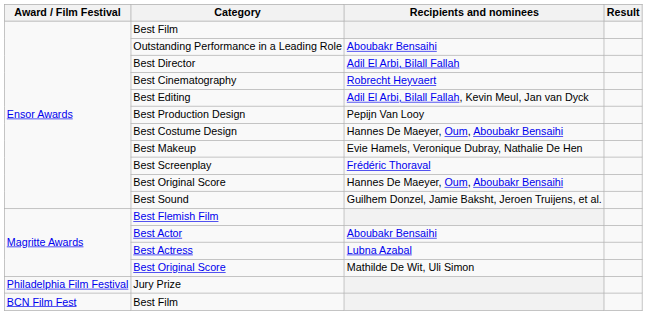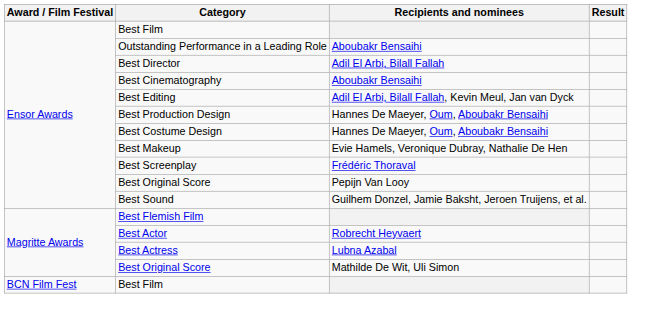(391, 81) Robrecht Heyvaert -> (377, 81) Aboubakr Bensaihi
(385, 115) Pepijn Van Looy -> (440, 115) Hannes De Maeyer, Oum, Aboubakr Bensaihi
(455, 183) Hannes De Maeyer, Oum, Aboubakr Bensaihi -> (370, 183) Pepijn Van Looy
(392, 234) Aboubakr Bensaihi -> (376, 234) Robrecht Heyvaert
- row: (68, 285)
